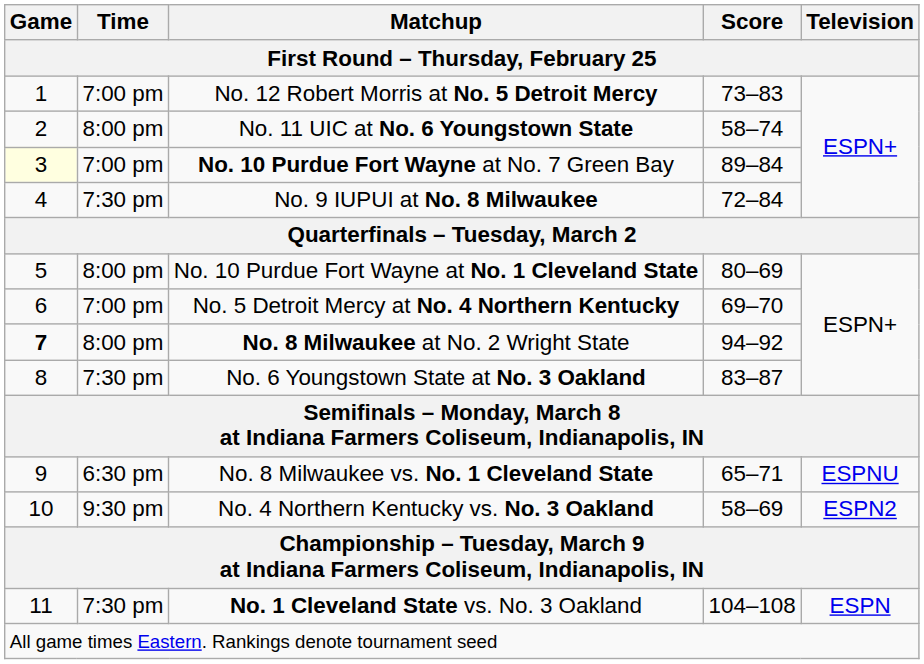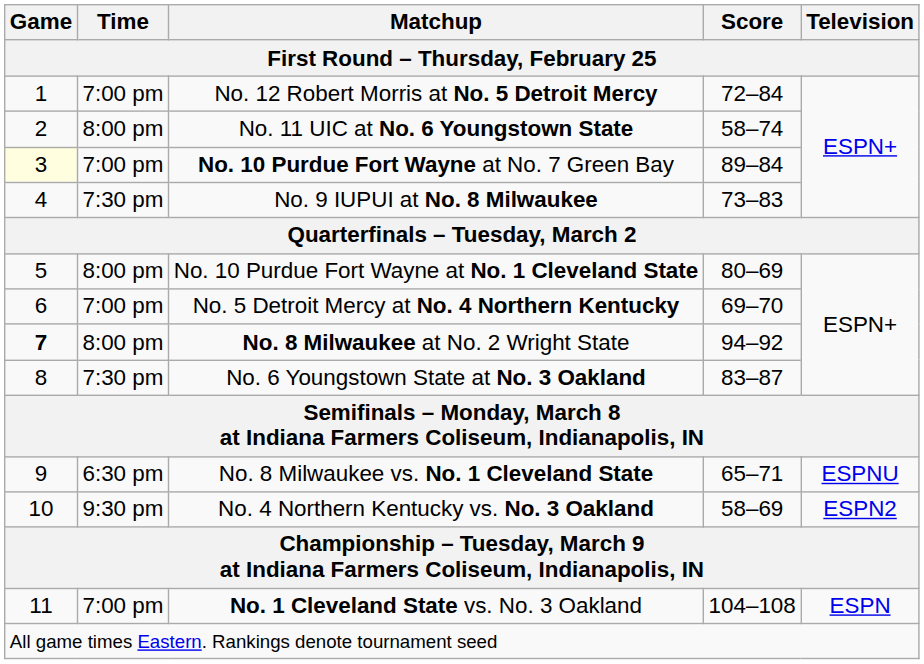(752, 93) 73–83 -> (752, 93) 72–84
(752, 199) 72–84 -> (752, 199) 73–83
(123, 605) 7:30 pm -> (123, 605) 7:00 pm
